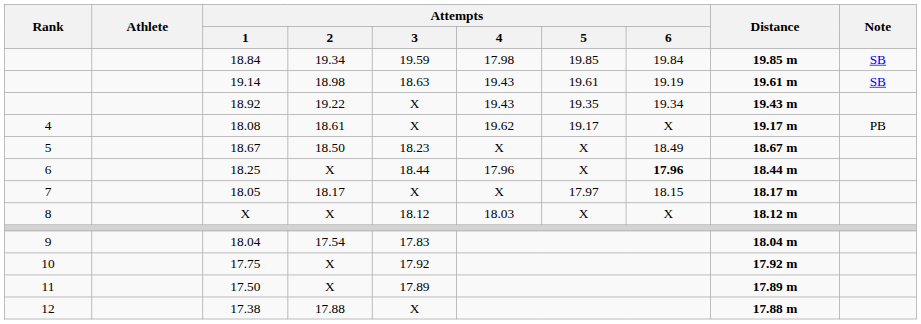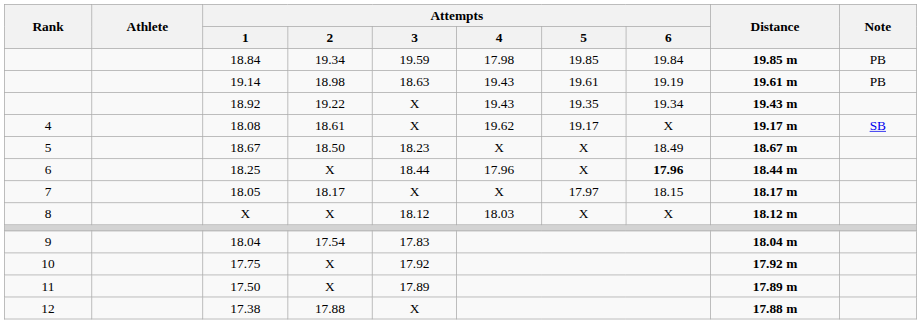(878, 59) SB -> (878, 59) PB
(878, 81) SB -> (878, 81) PB
(878, 125) PB -> (878, 125) SB
